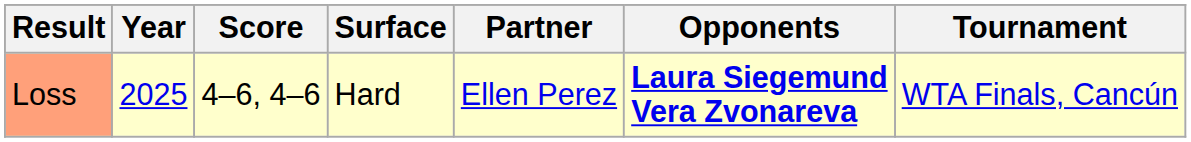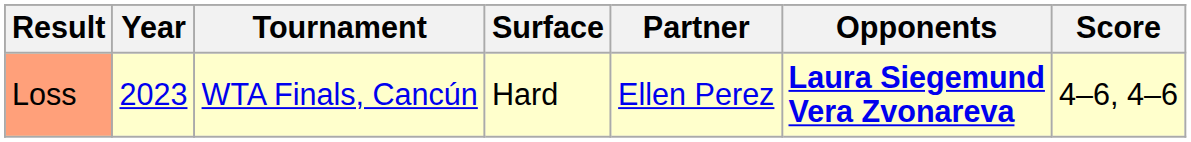columns swapped: (1040, 28) <-> (261, 28)
(153, 94) 2025 -> (153, 94) 2023
